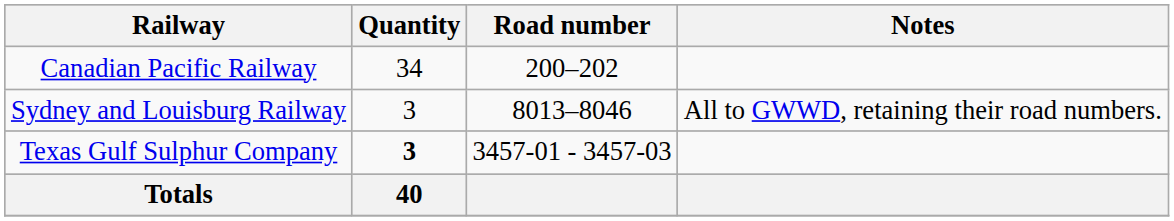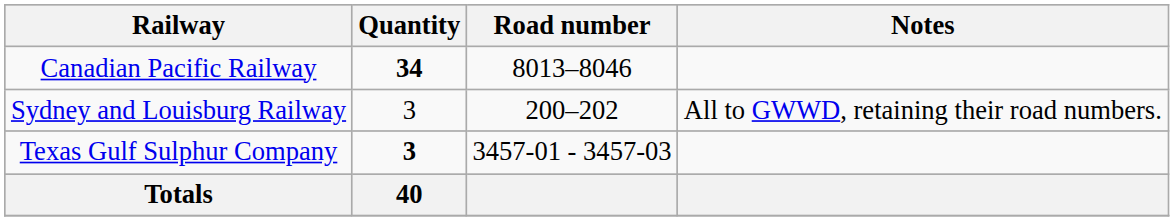(409, 67) normal -> (409, 67) bold
(572, 67) 200–202 -> (572, 67) 8013–8046
(572, 109) 8013–8046 -> (572, 109) 200–202
